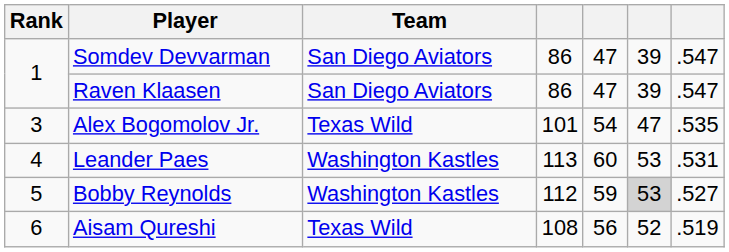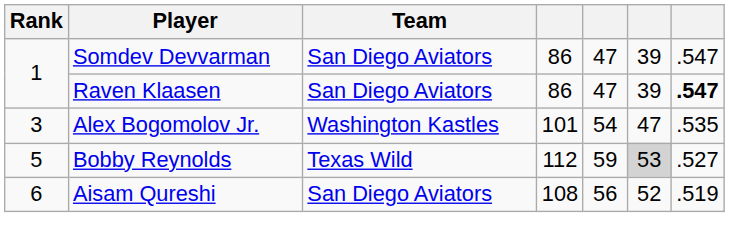(697, 90) normal -> (697, 90) bold
(360, 125) Texas Wild -> (403, 125) Washington Kastles
- row: (141, 159)
(403, 194) Washington Kastles -> (360, 159) Texas Wild
(360, 228) Texas Wild -> (400, 194) San Diego Aviators
